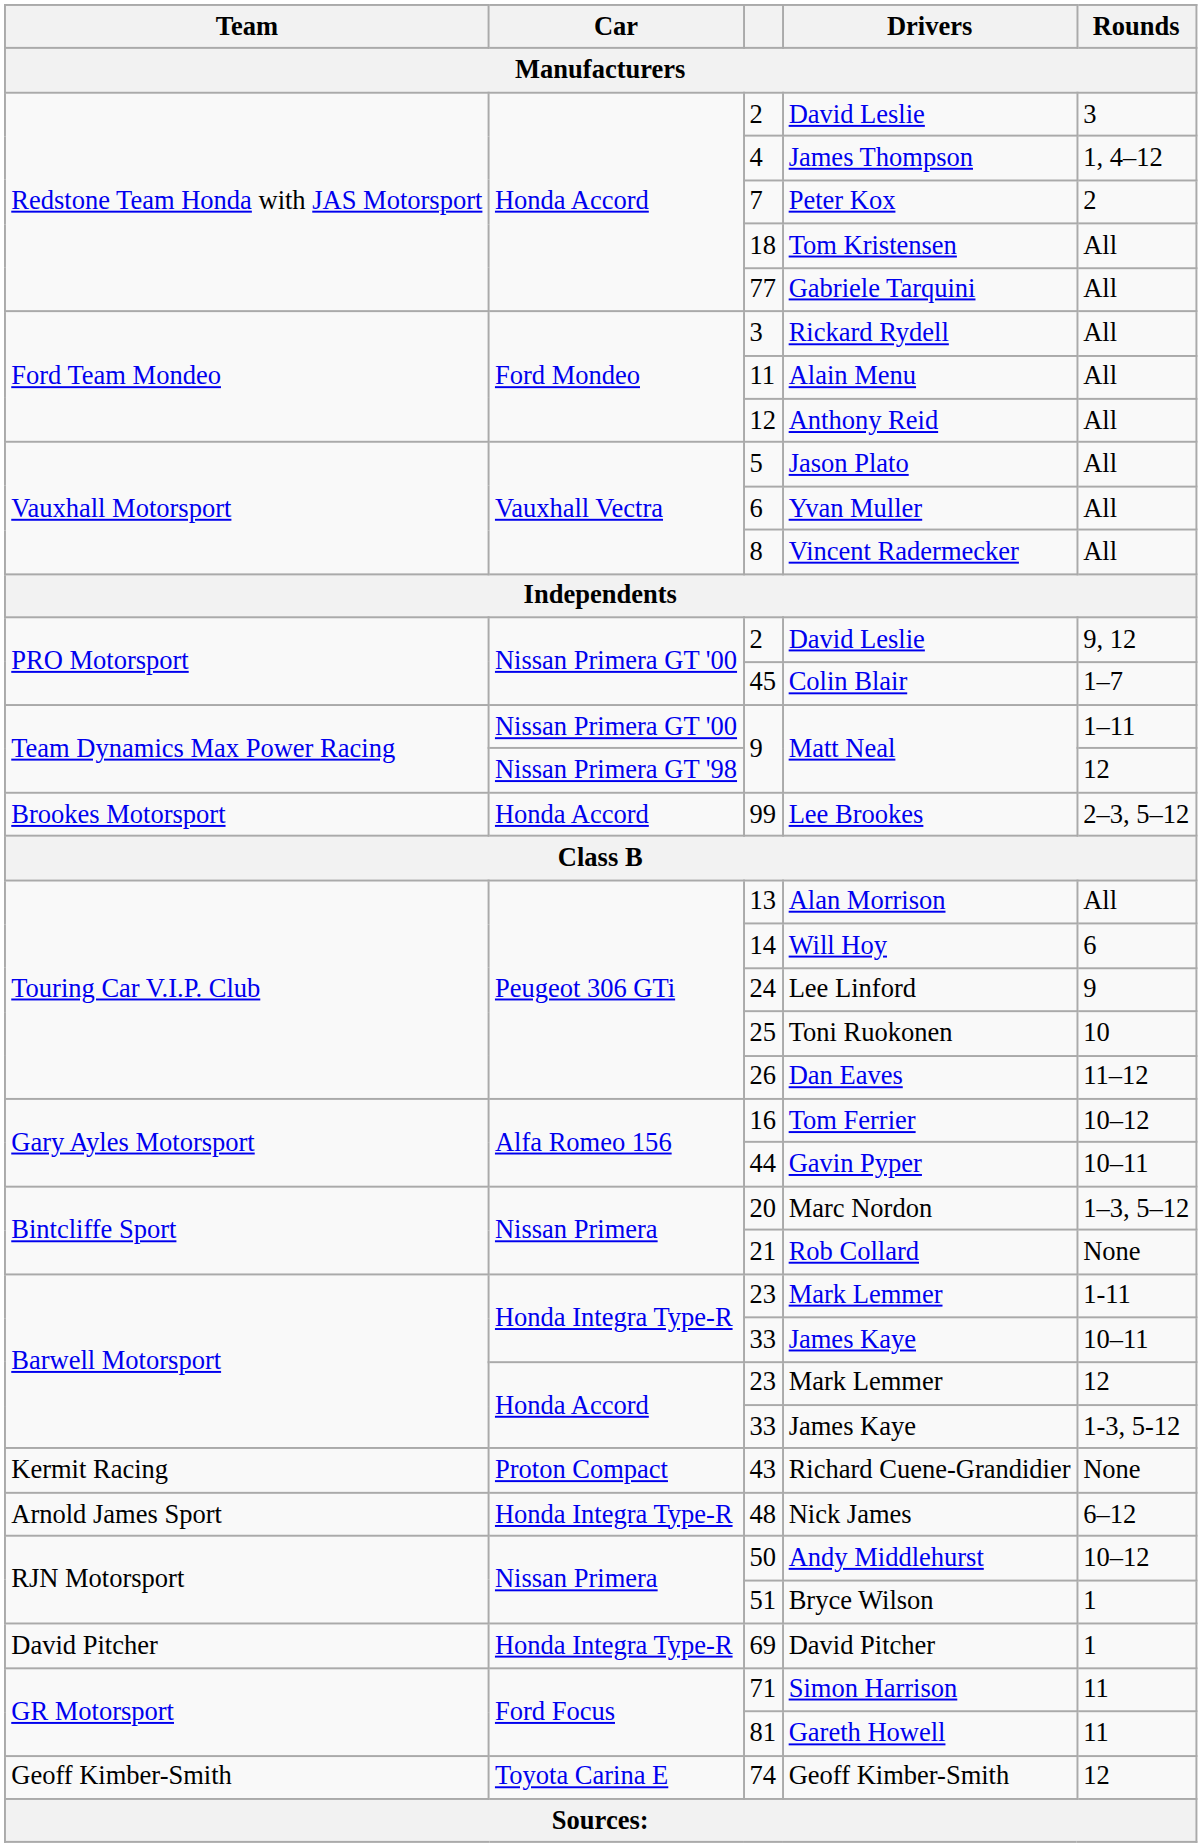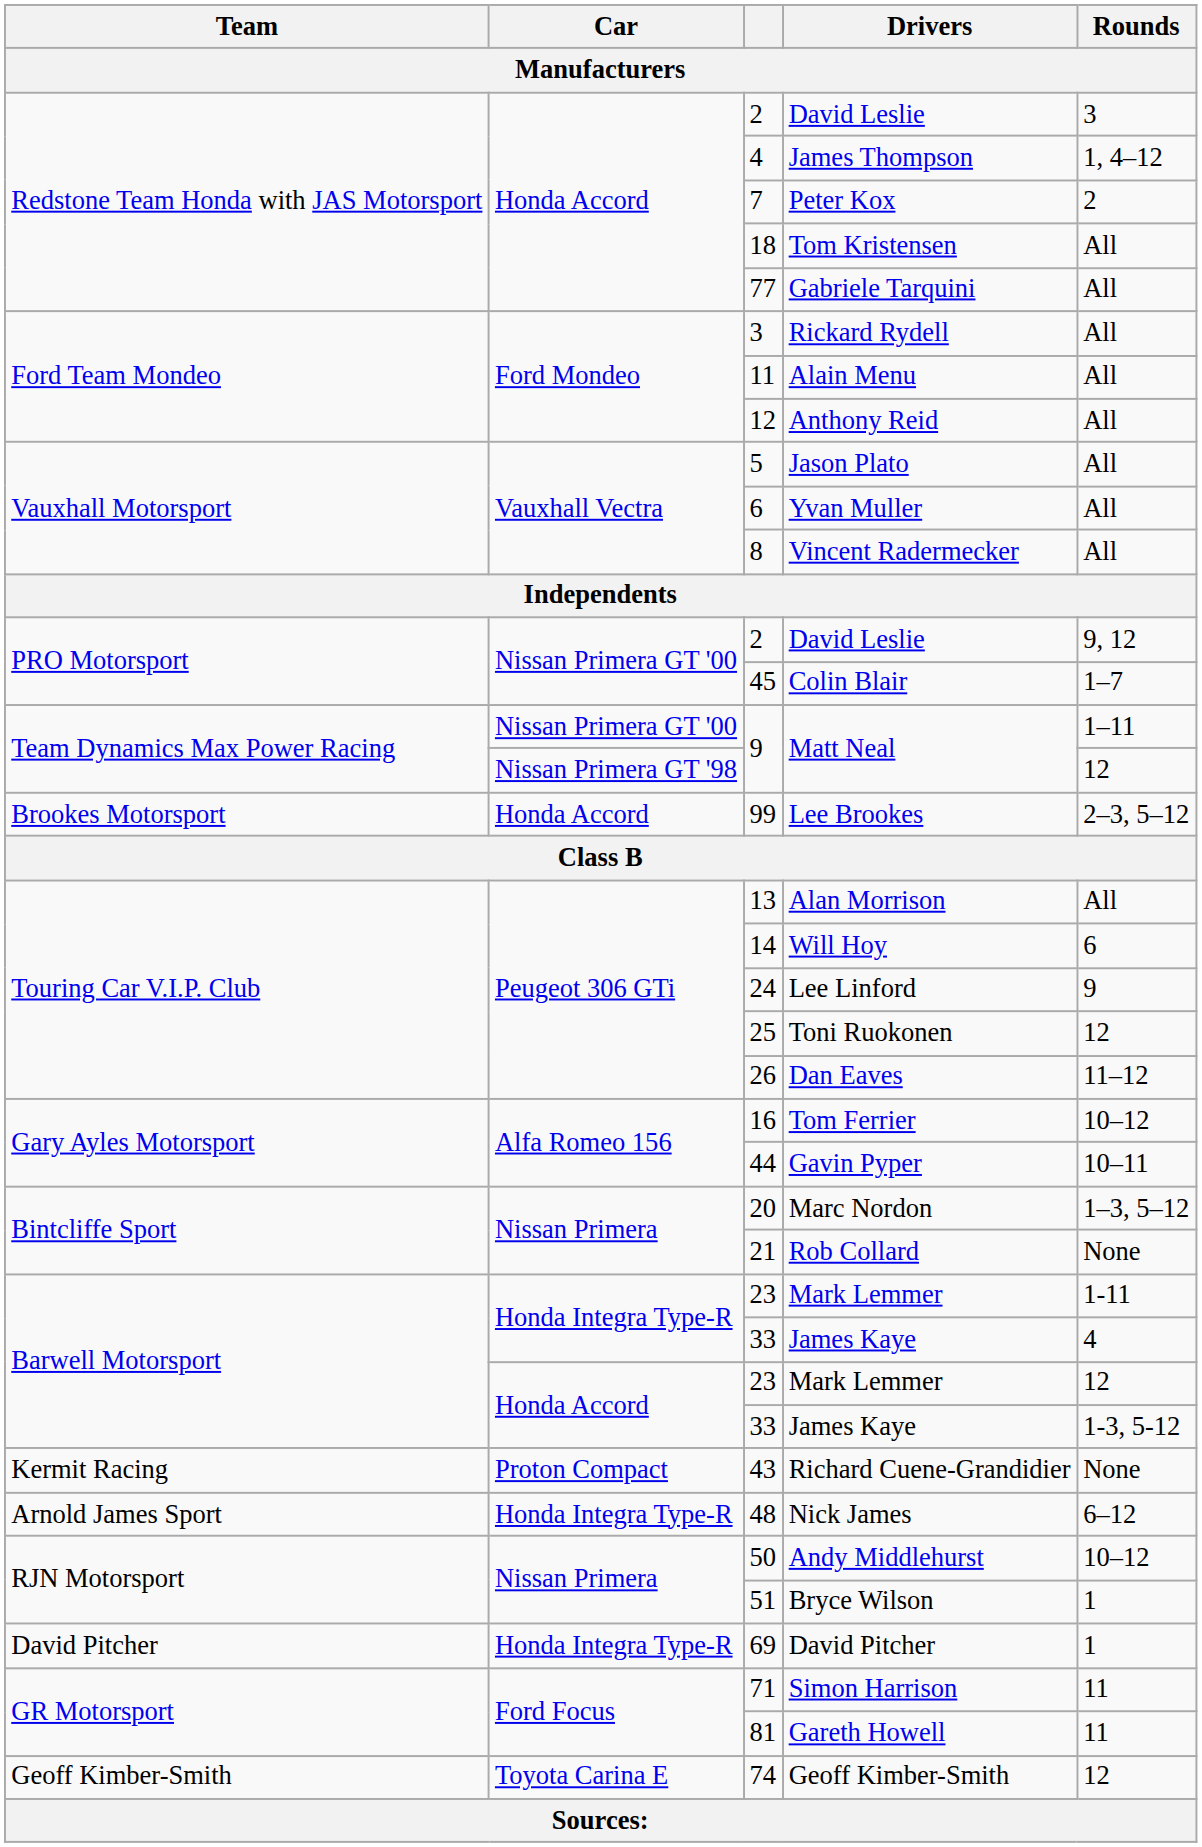(1096, 1032) 10 -> (1096, 1032) 12
(1116, 1338) 10–11 -> (1090, 1338) 4
